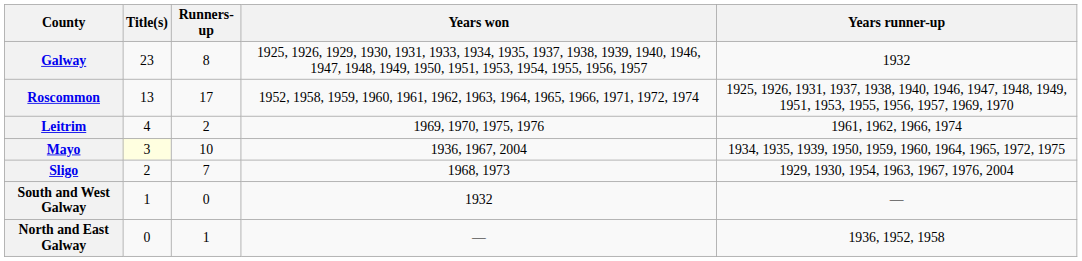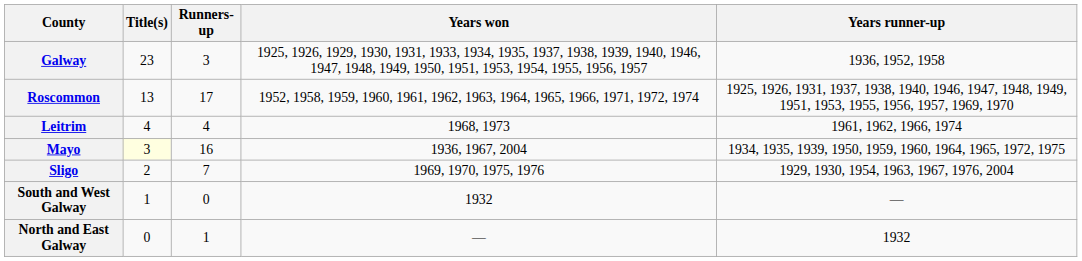(206, 60) 8 -> (206, 60) 3
(897, 60) 1932 -> (897, 60) 1936, 1952, 1958
(206, 127) 2 -> (206, 127) 4
(479, 127) 1969, 1970, 1975, 1976 -> (479, 127) 1968, 1973
(206, 149) 10 -> (206, 149) 16
(479, 170) 1968, 1973 -> (479, 170) 1969, 1970, 1975, 1976
(897, 237) 1936, 1952, 1958 -> (897, 237) 1932
